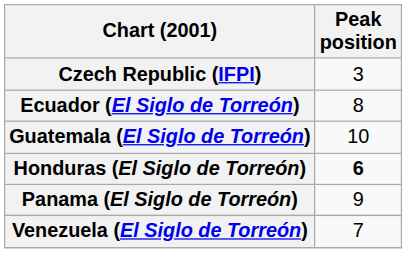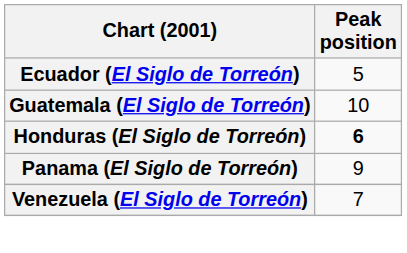- row: (160, 74)
(358, 105) 8 -> (358, 74) 5
